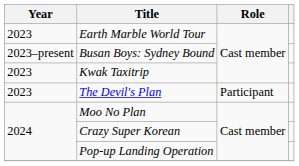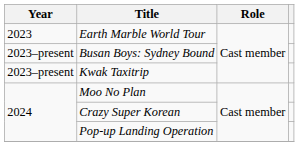(20, 72) 2023 -> (40, 72) 2023–present
- row: (120, 92)
